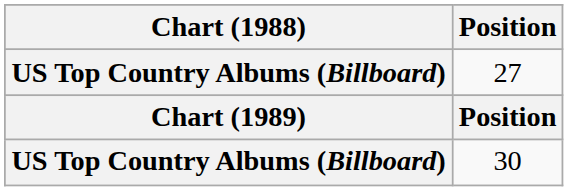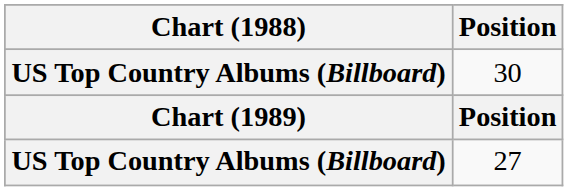rows swapped: (508, 71) <-> (508, 161)
